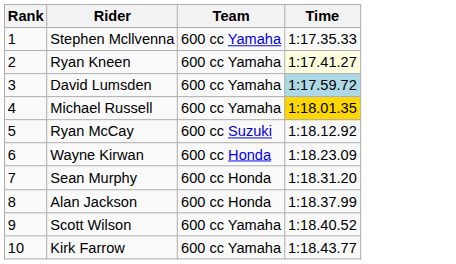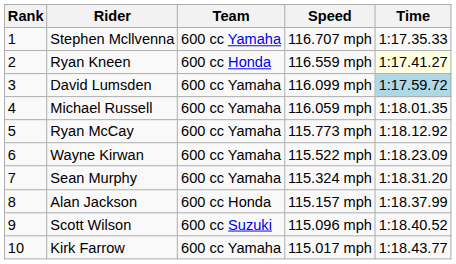+ column: (330, 16)
(231, 62) 600 cc Yamaha -> (226, 62) 600 cc Honda
(322, 109) gold background -> (413, 109) no background
(226, 132) 600 cc Suzuki -> (231, 132) 600 cc Yamaha
(226, 155) 600 cc Honda -> (231, 155) 600 cc Yamaha
(226, 178) 600 cc Honda -> (231, 178) 600 cc Yamaha
(231, 224) 600 cc Yamaha -> (226, 224) 600 cc Suzuki
